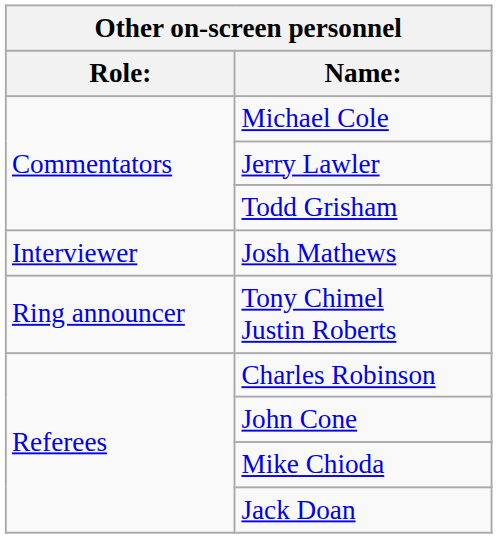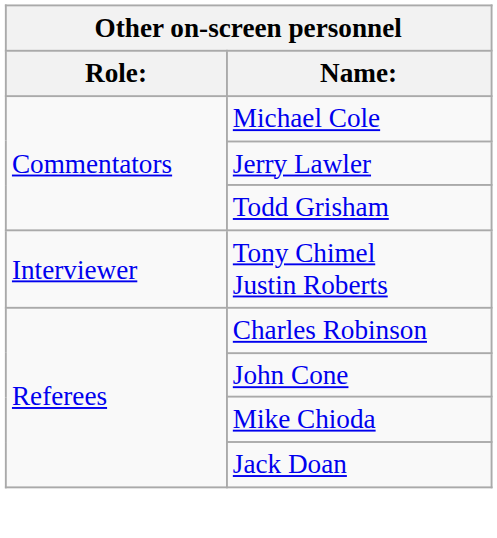- row: (319, 252)
(98, 313) Ring announcer -> (75, 268) Interviewer
